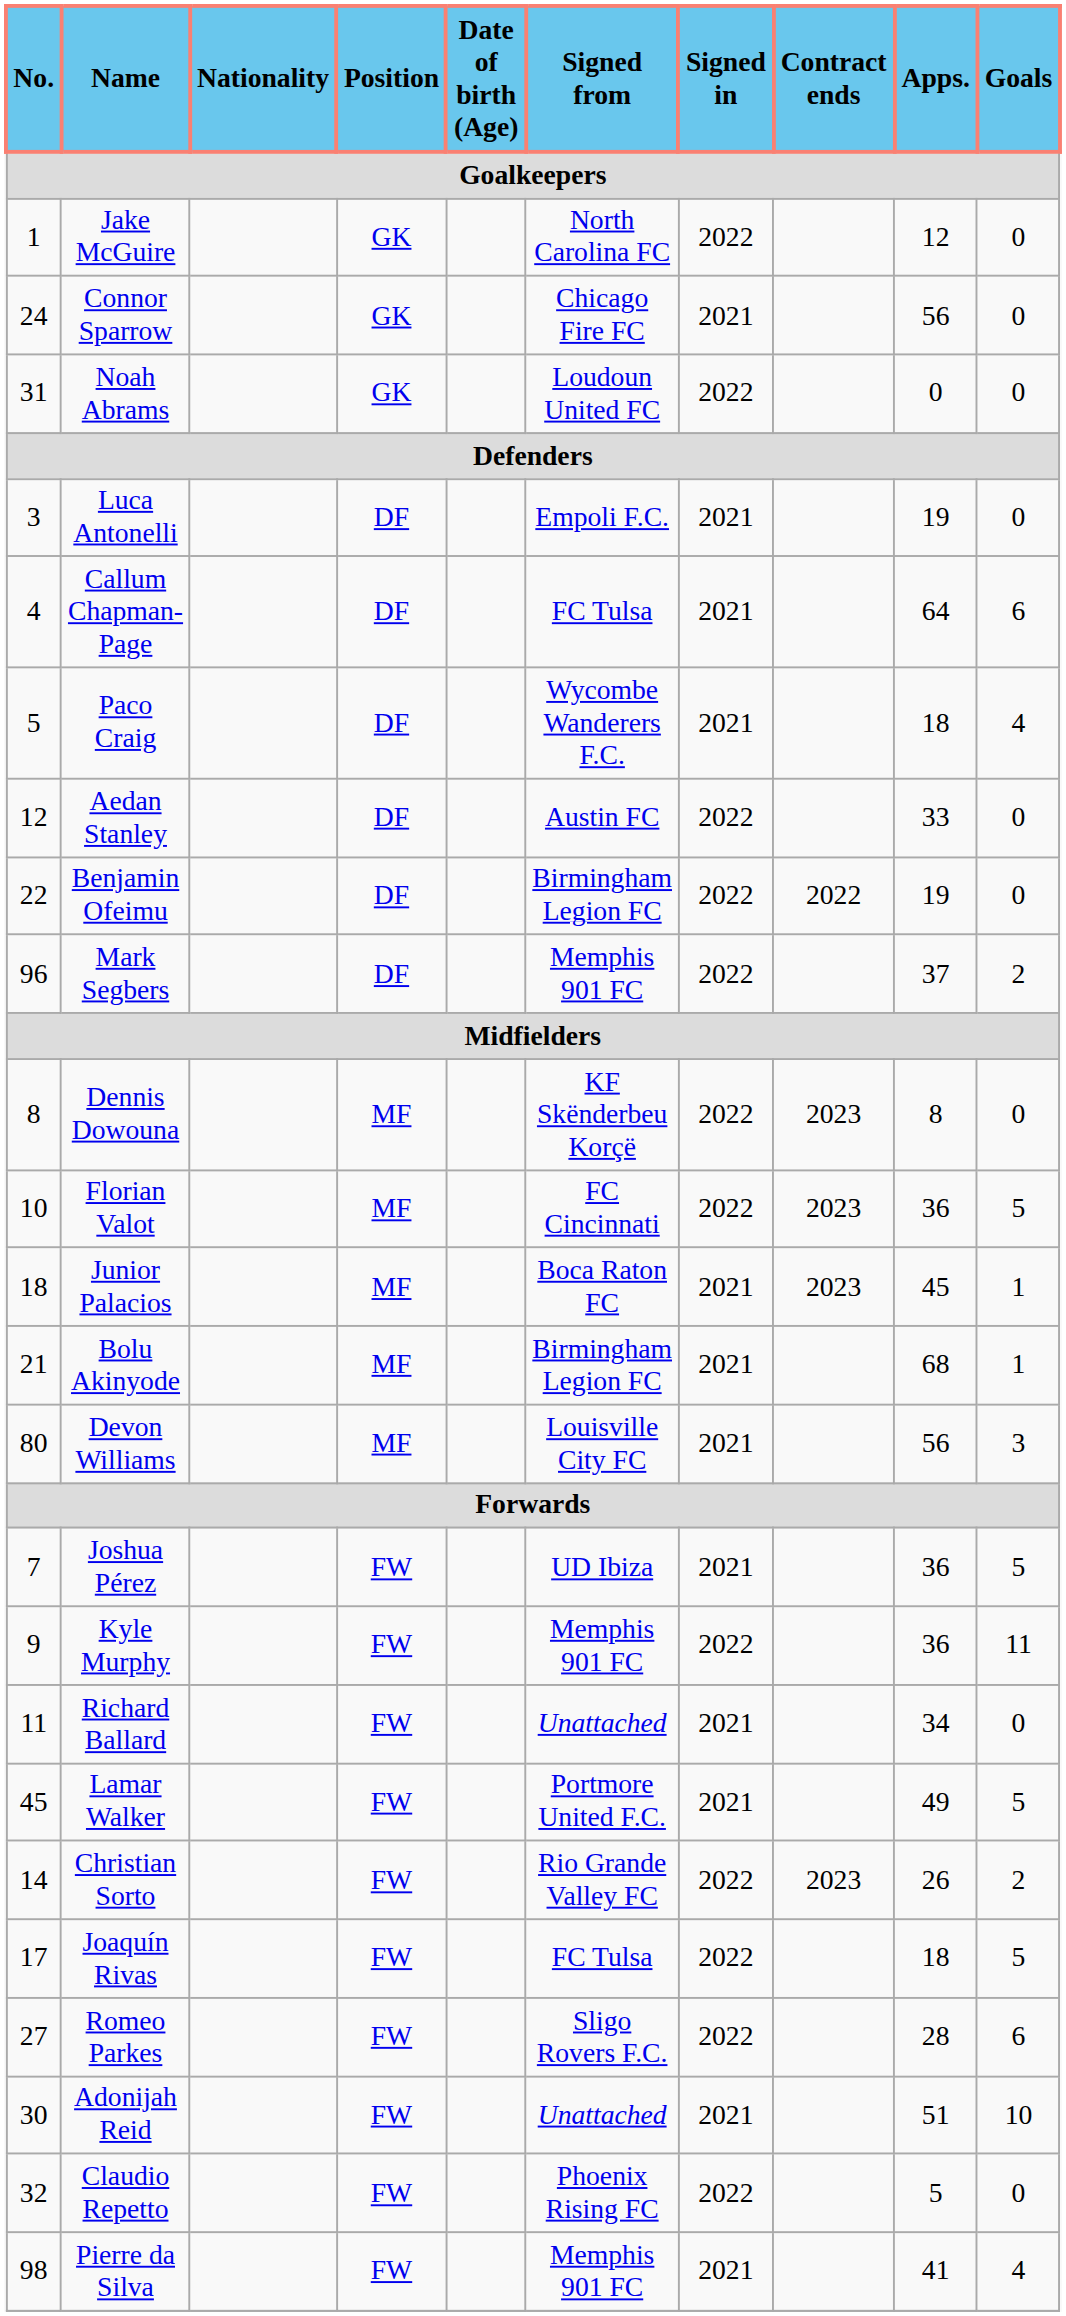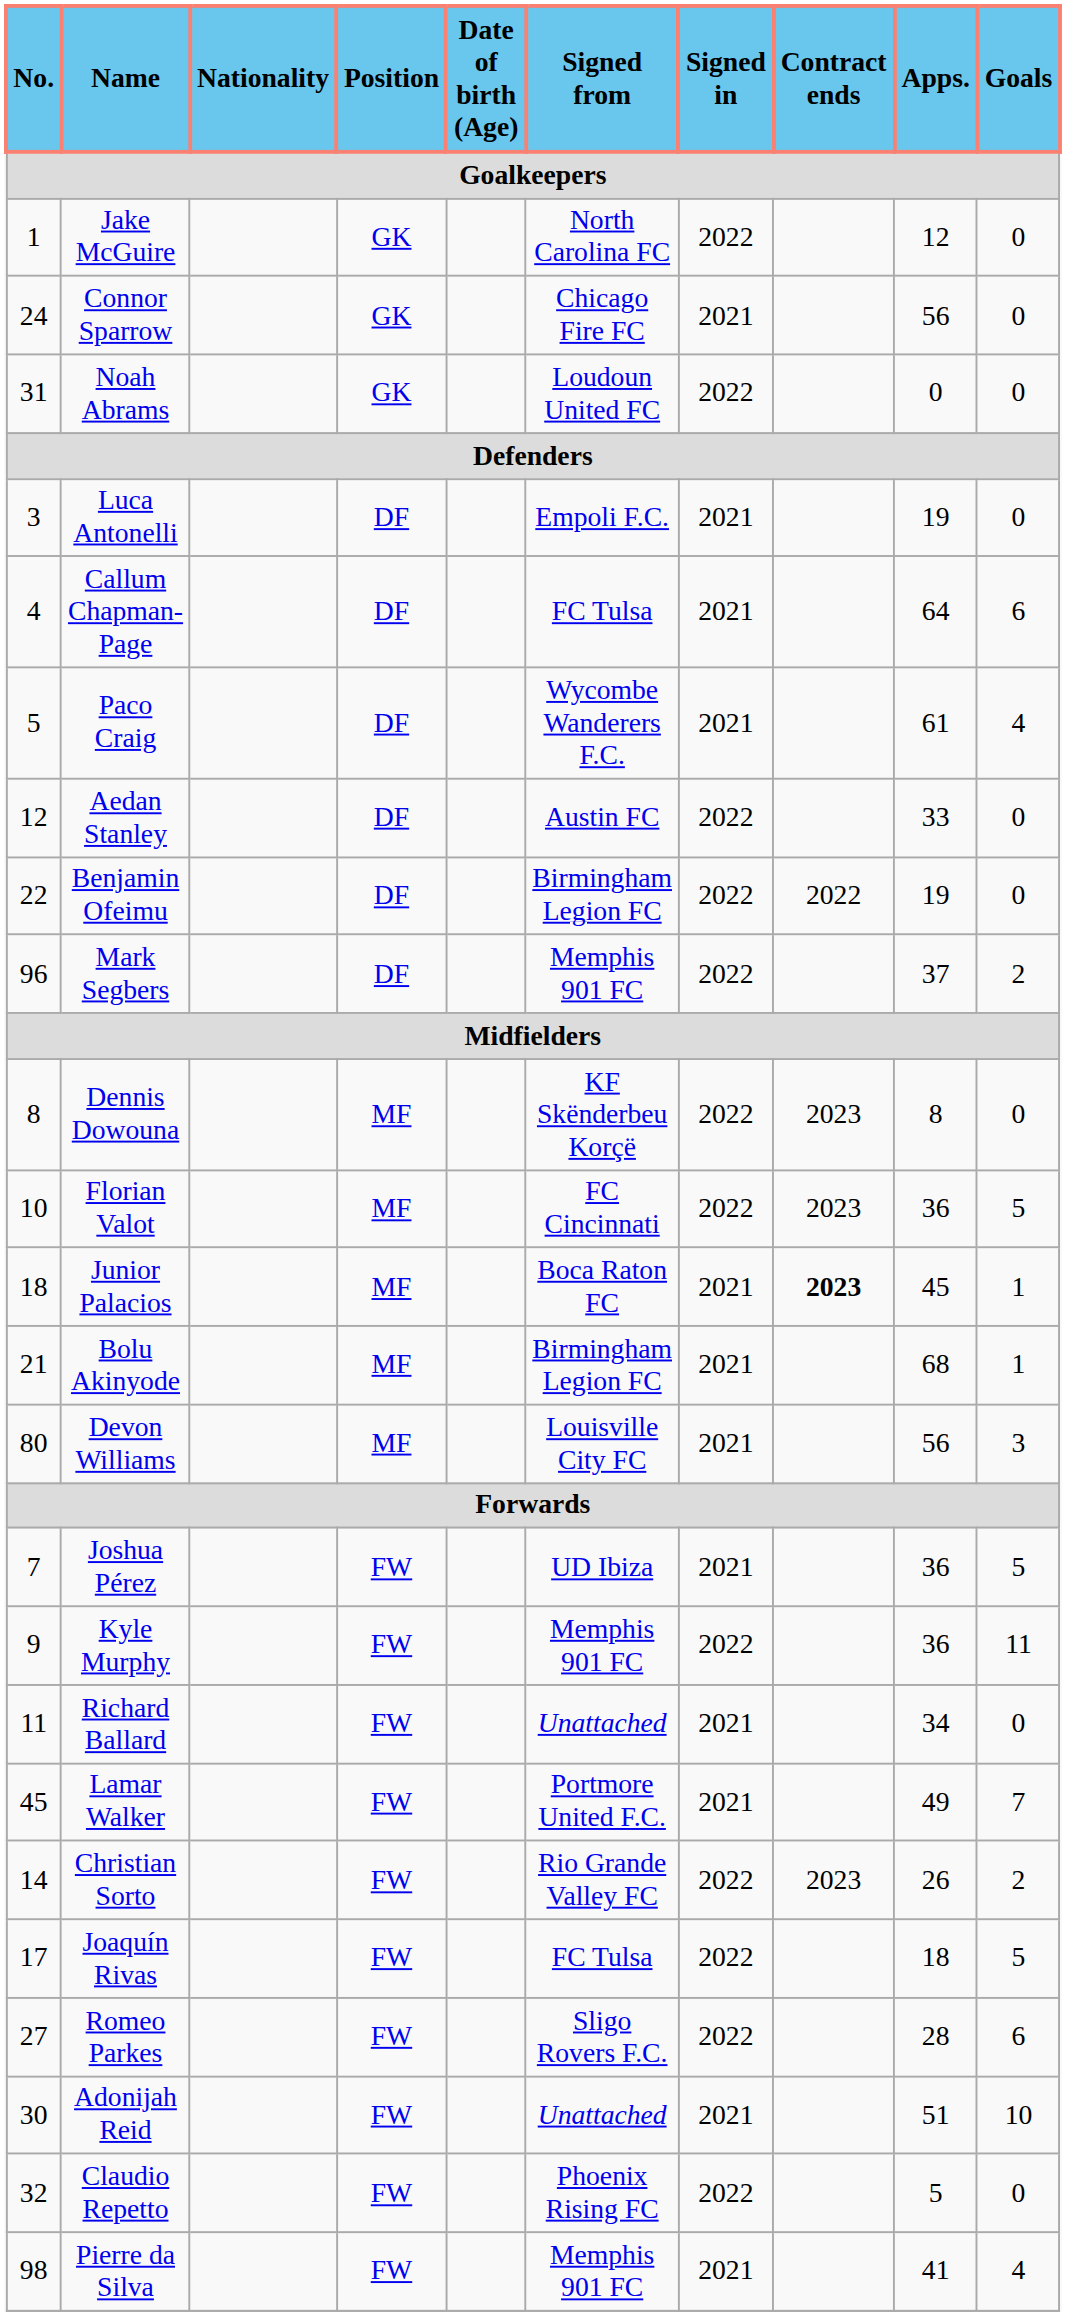(936, 722) 18 -> (936, 722) 61
(834, 1286) normal -> (834, 1286) bold
(1018, 1801) 5 -> (1018, 1801) 7
